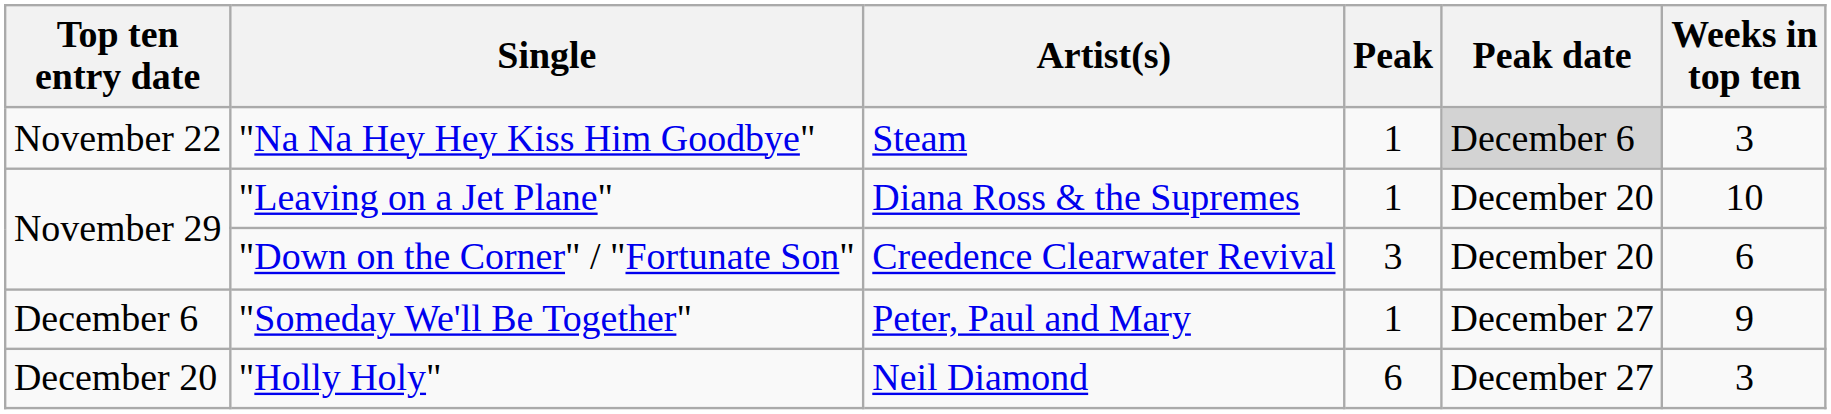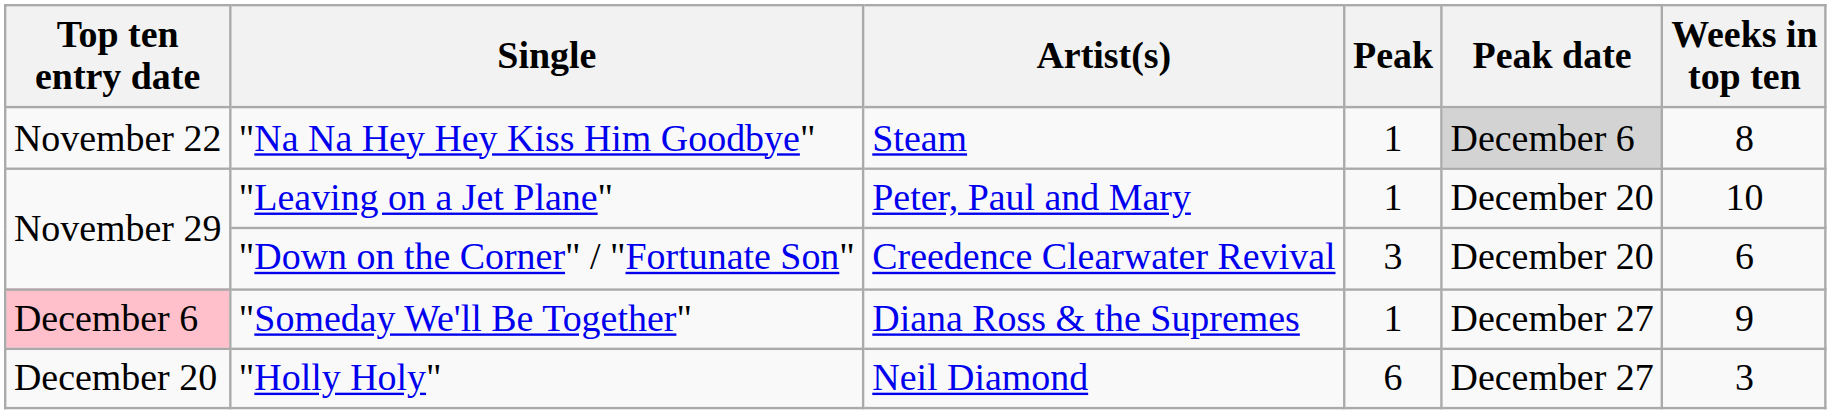(1744, 137) 3 -> (1744, 137) 8
(1086, 197) Diana Ross & the Supremes -> (1032, 197) Peter, Paul and Mary
(106, 317) no background -> (106, 317) pink background
(1032, 317) Peter, Paul and Mary -> (1086, 317) Diana Ross & the Supremes
